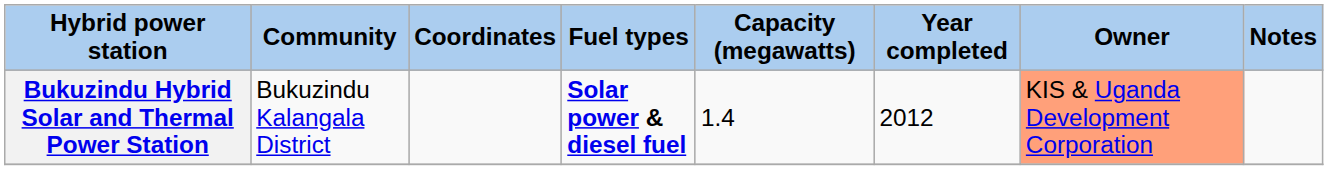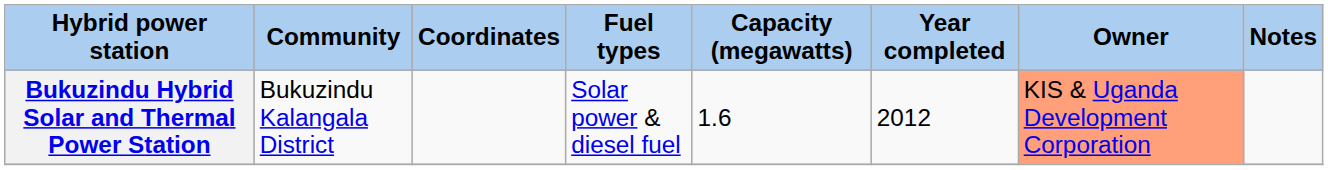(627, 117) bold -> (626, 117) normal
(718, 117) 1.4 -> (715, 117) 1.6
